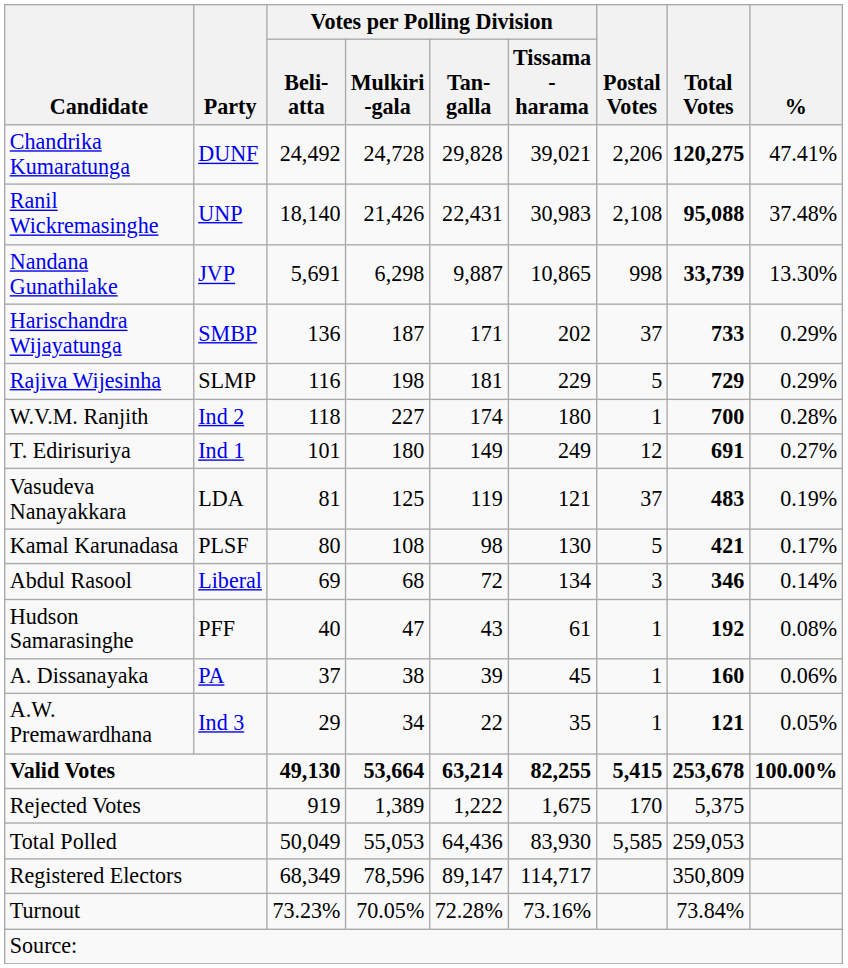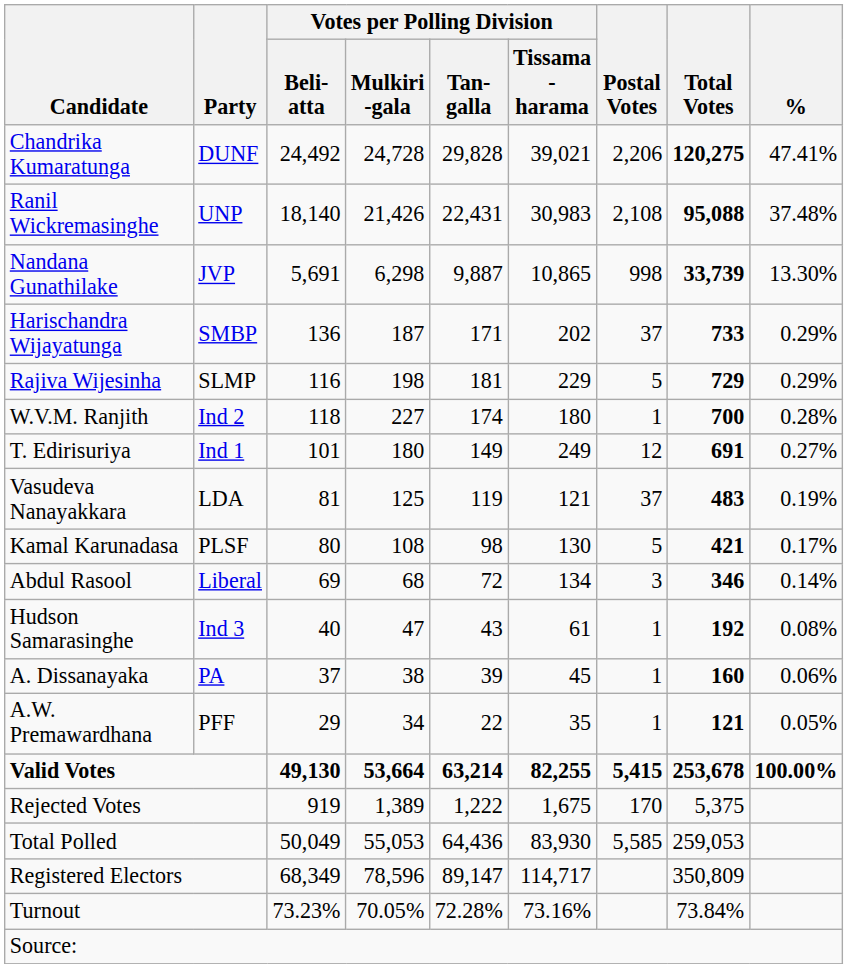(217, 628) PFF -> (221, 628) Ind 3
(221, 723) Ind 3 -> (217, 723) PFF
